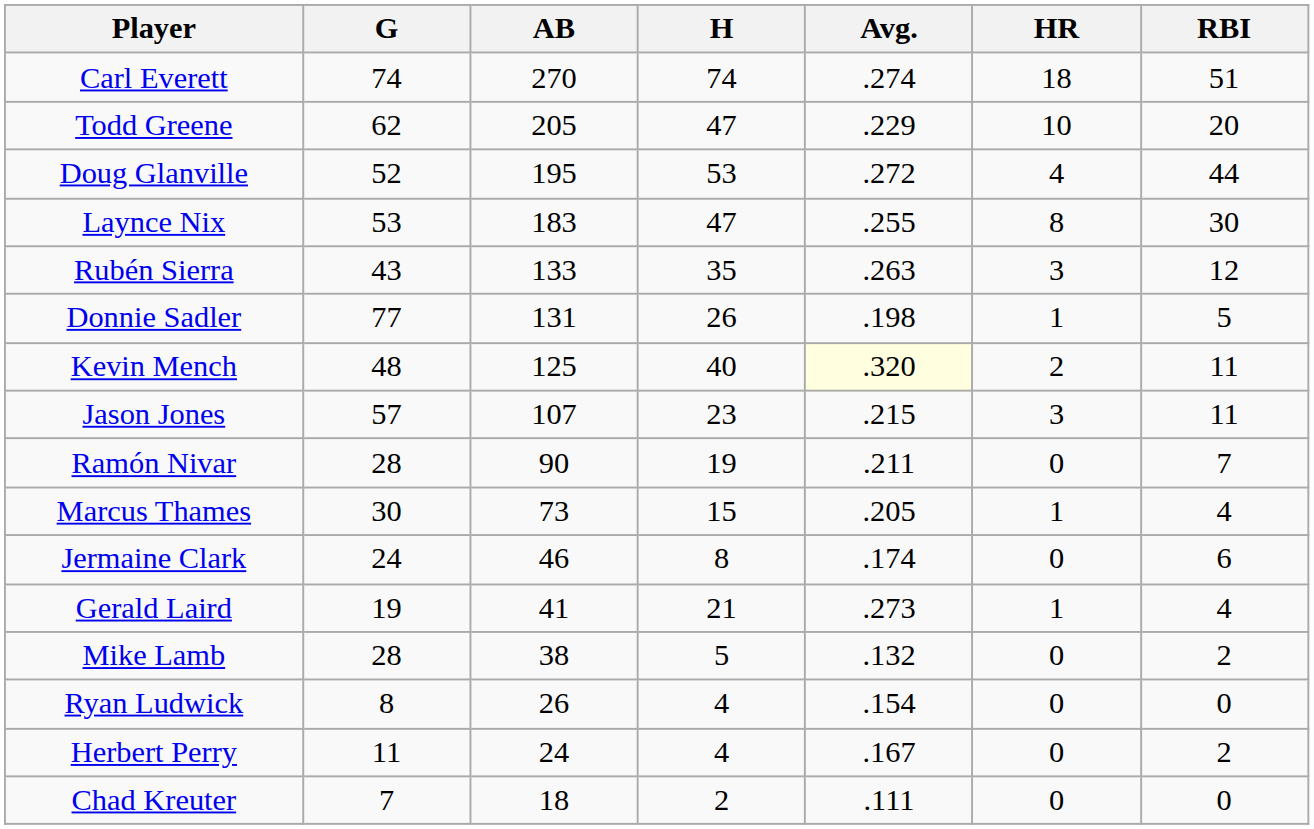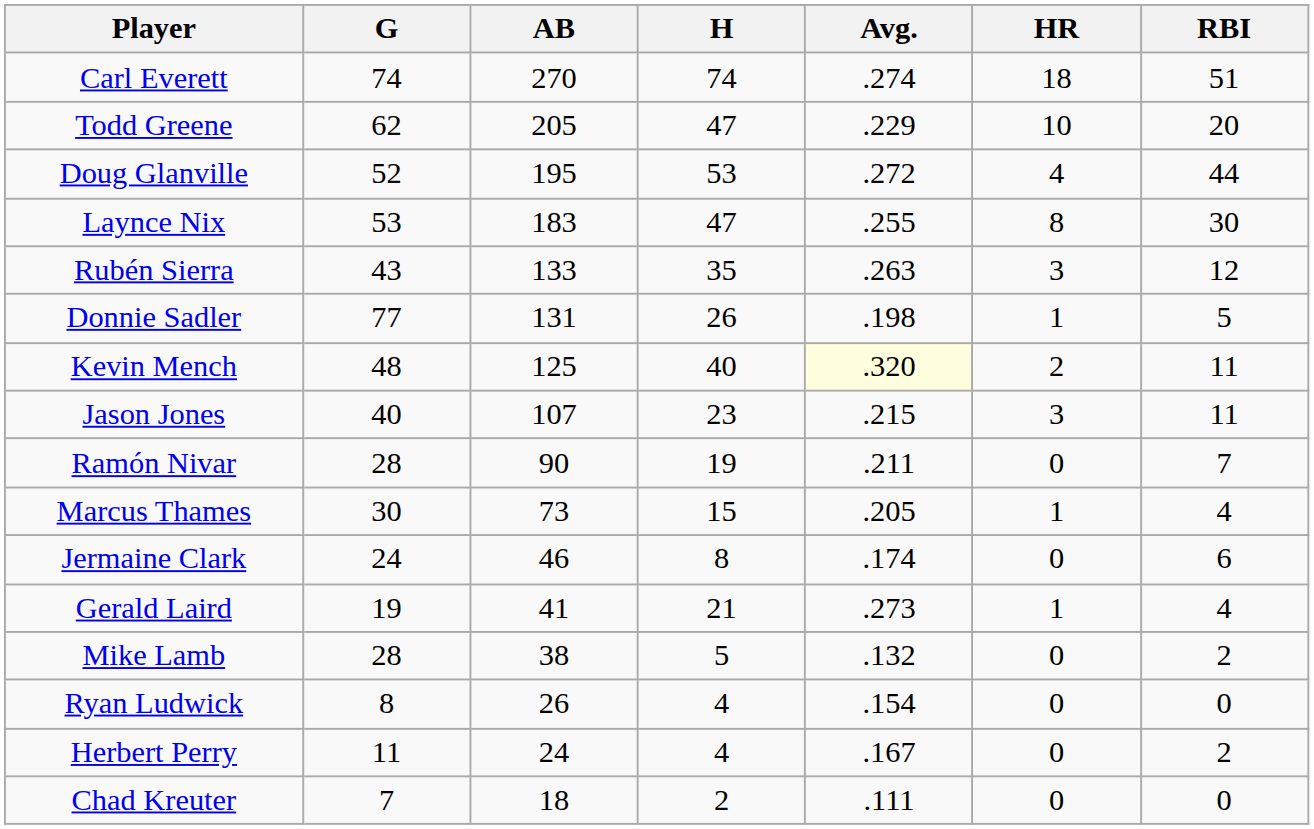(386, 414) 57 -> (386, 414) 40
